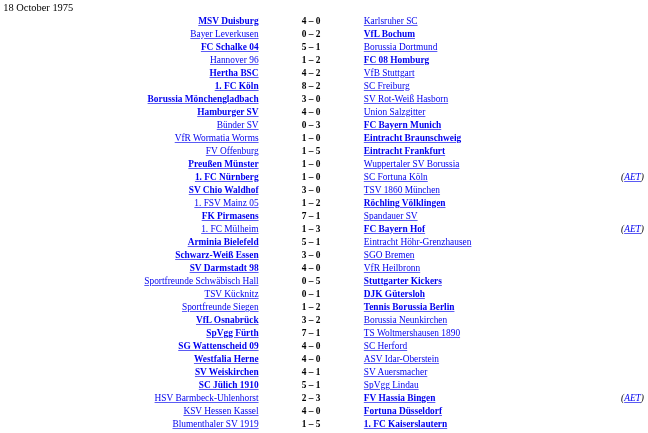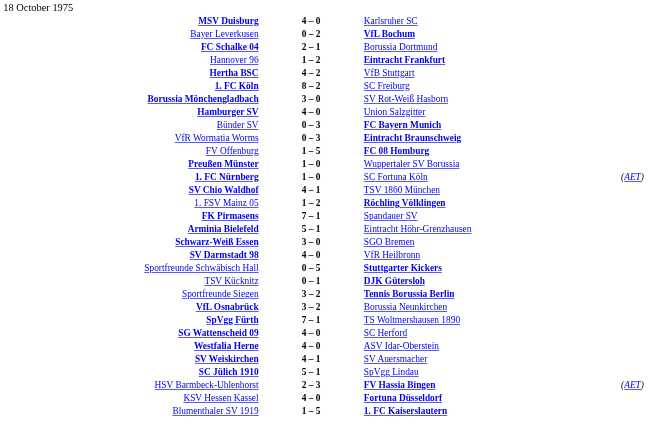(311, 47) 5 – 1 -> (311, 47) 2 – 1
(397, 60) FC 08 Homburg -> (404, 60) Eintracht Frankfurt
(311, 138) 1 – 0 -> (311, 138) 0 – 3
(404, 151) Eintracht Frankfurt -> (397, 151) FC 08 Homburg
(311, 190) 3 – 0 -> (311, 190) 4 – 1
- row: (230, 229)
(311, 307) 1 – 2 -> (311, 294) 3 – 2
